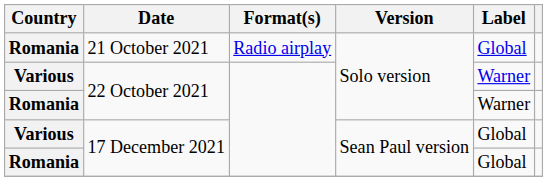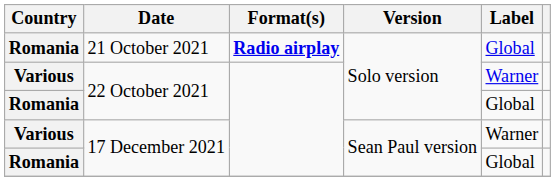(282, 47) normal -> (286, 47) bold
(504, 104) Warner -> (510, 104) Global
(502, 133) Global -> (512, 133) Warner
